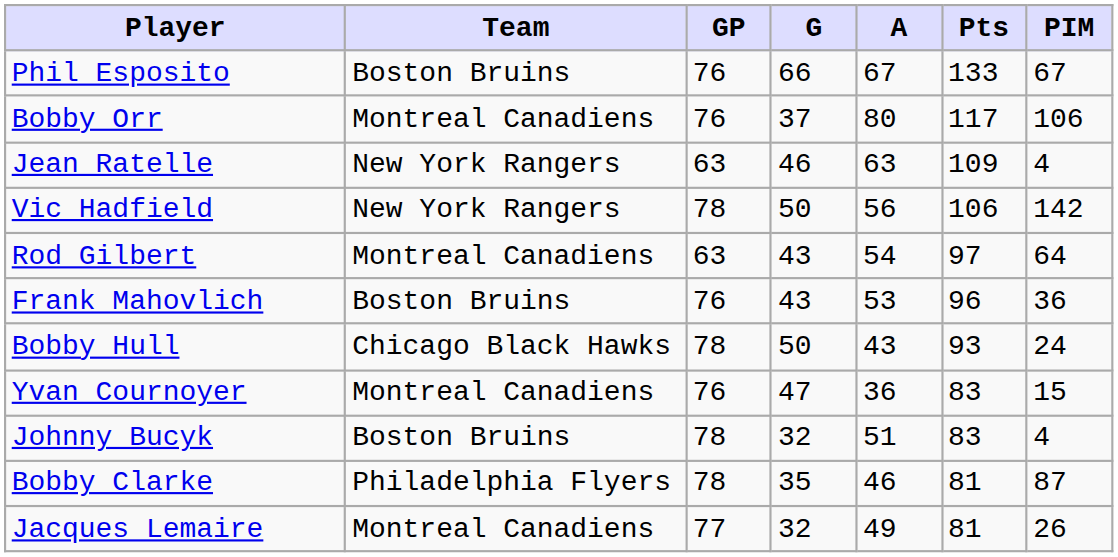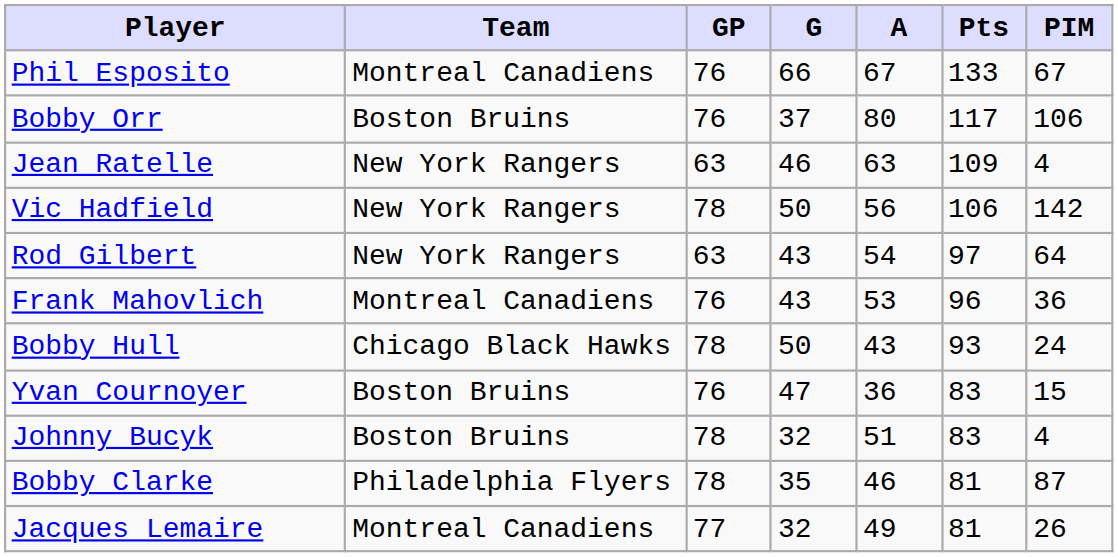(461, 73) Boston Bruins -> (503, 73) Montreal Canadiens
(503, 119) Montreal Canadiens -> (461, 119) Boston Bruins
(503, 256) Montreal Canadiens -> (486, 256) New York Rangers
(461, 301) Boston Bruins -> (503, 301) Montreal Canadiens
(503, 392) Montreal Canadiens -> (461, 392) Boston Bruins
